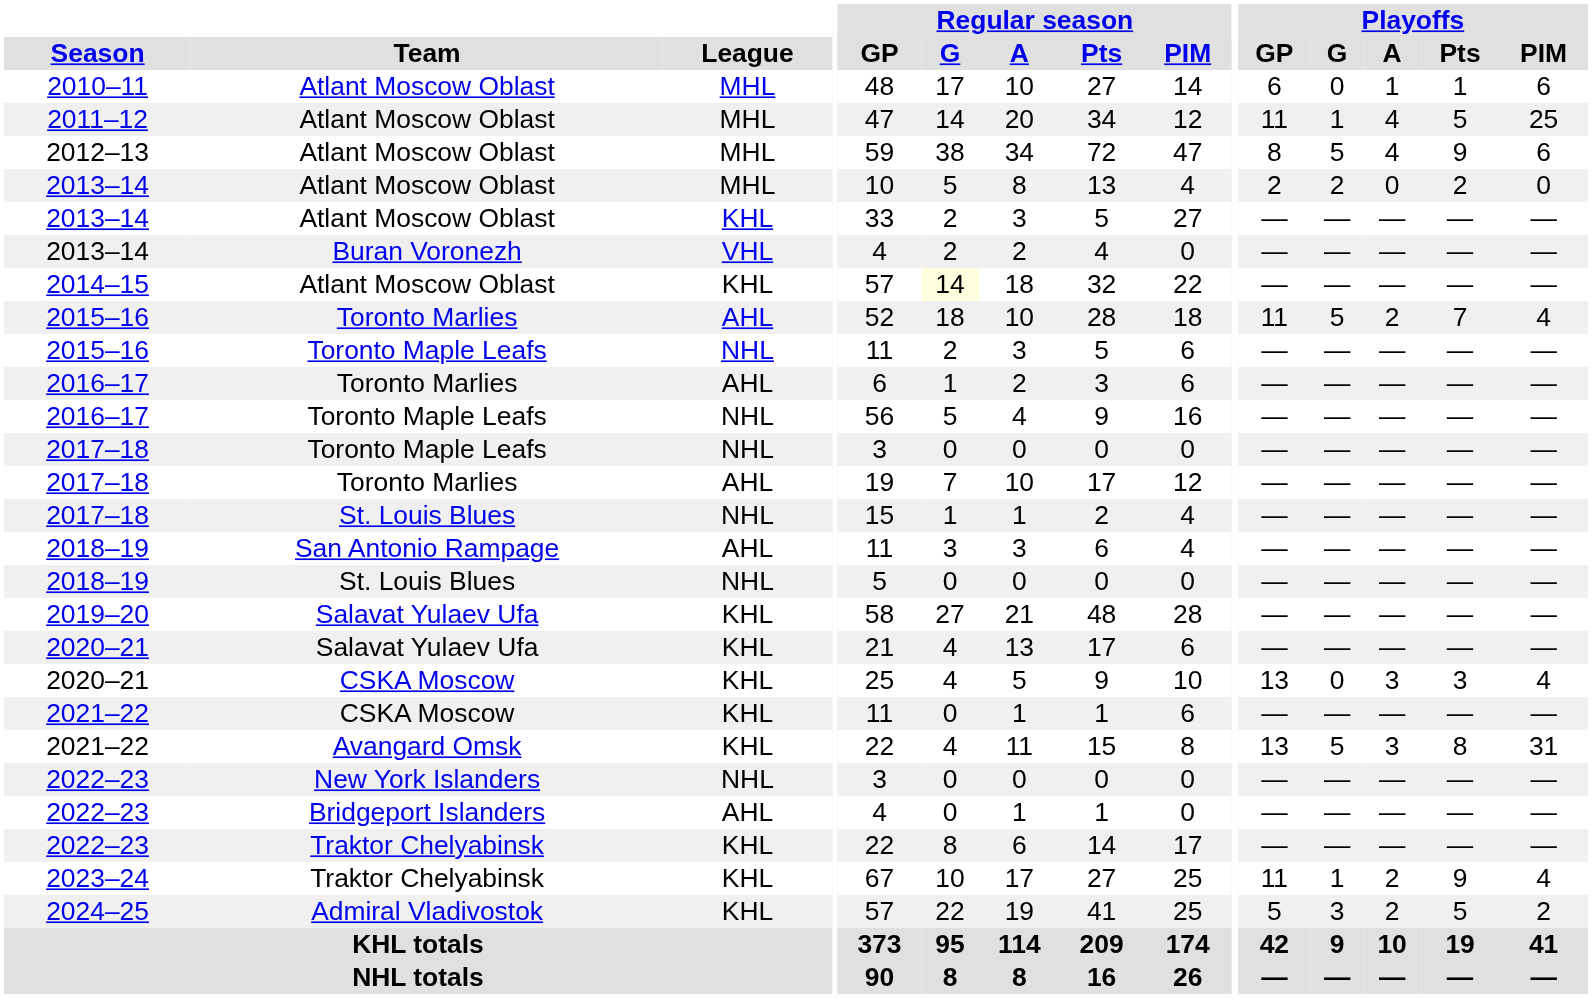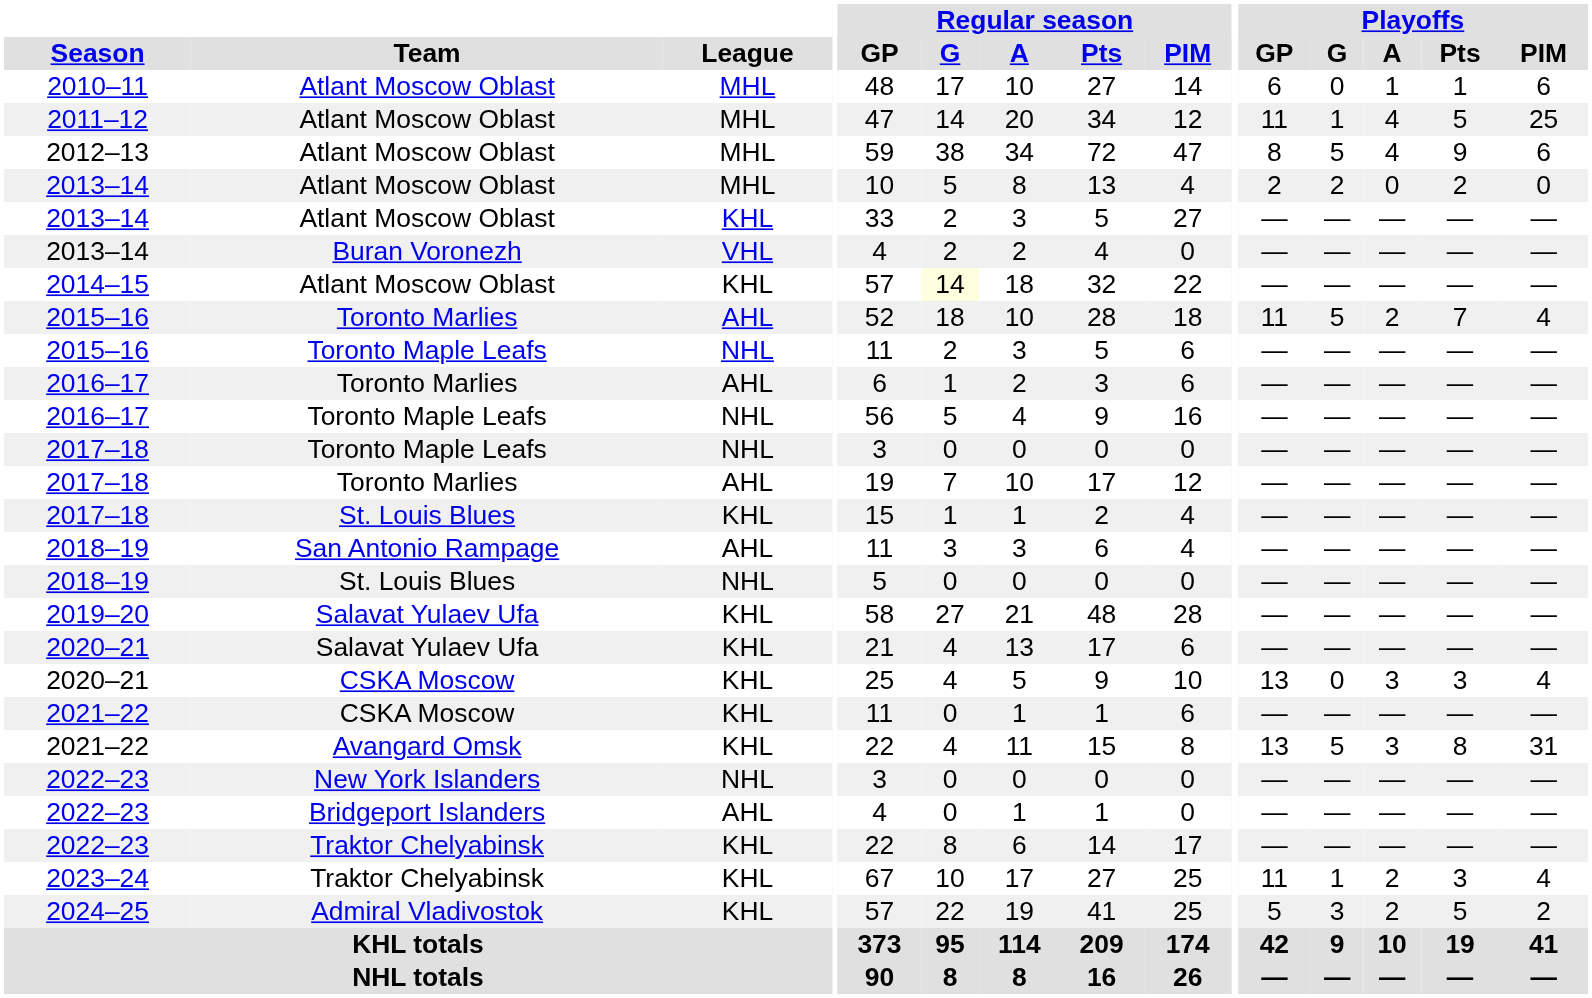(747, 515) NHL -> (747, 515) KHL
(1460, 878) 9 -> (1460, 878) 3
